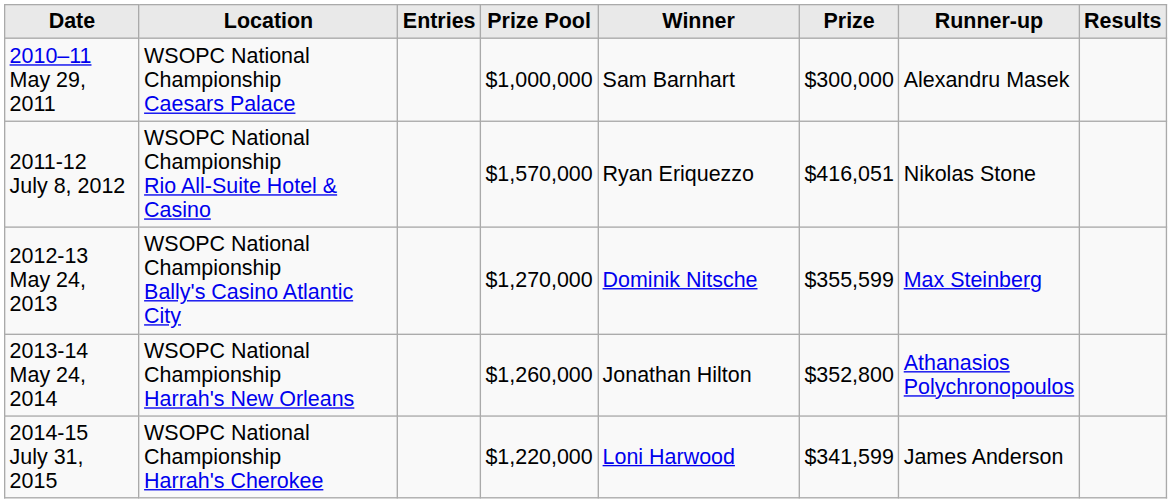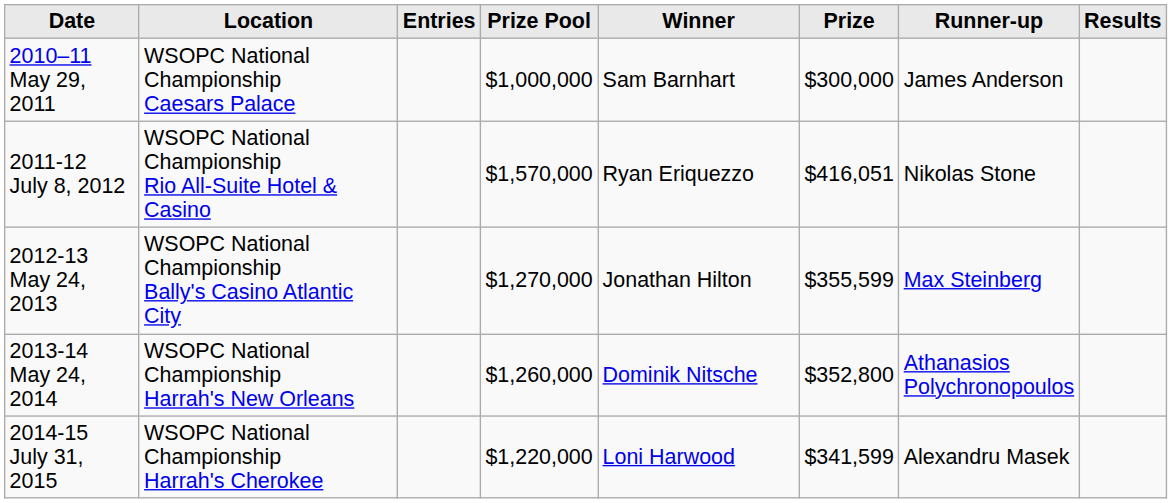(987, 79) Alexandru Masek -> (984, 79) James Anderson
(680, 280) Dominik Nitsche -> (677, 280) Jonathan Hilton
(677, 374) Jonathan Hilton -> (680, 374) Dominik Nitsche
(984, 456) James Anderson -> (987, 456) Alexandru Masek
